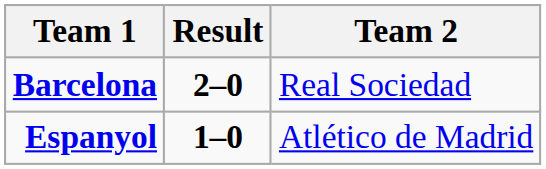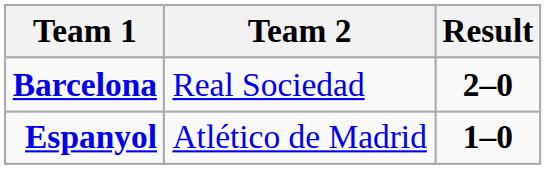columns swapped: (218, 31) <-> (406, 31)
